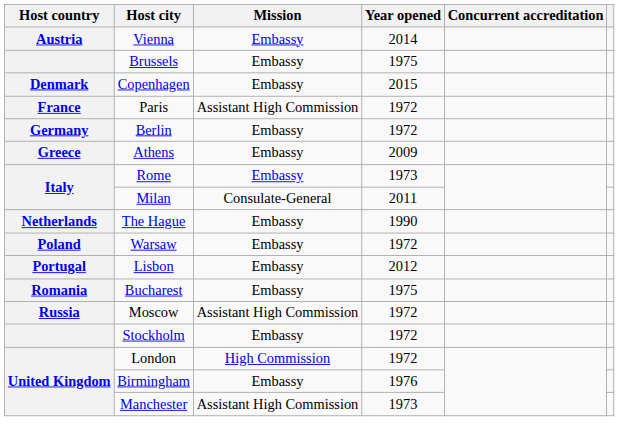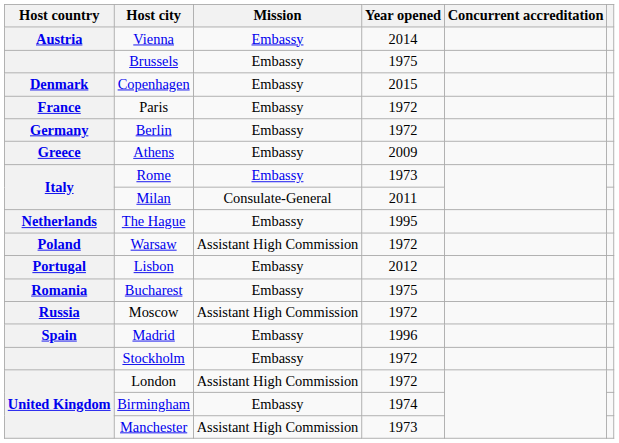(277, 107) Assistant High Commission -> (277, 107) Embassy
(403, 221) 1990 -> (403, 221) 1995
(277, 244) Embassy -> (277, 244) Assistant High Commission
+ row: (154, 335)
(277, 358) High Commission -> (277, 381) Assistant High Commission
(403, 381) 1976 -> (403, 404) 1974
